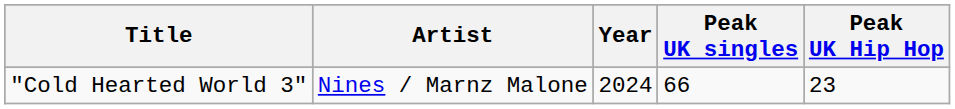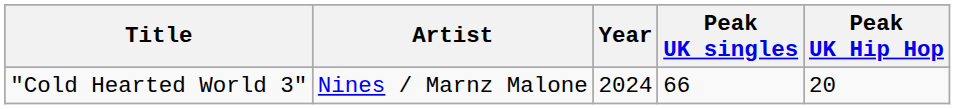(822, 86) 23 -> (822, 86) 20
